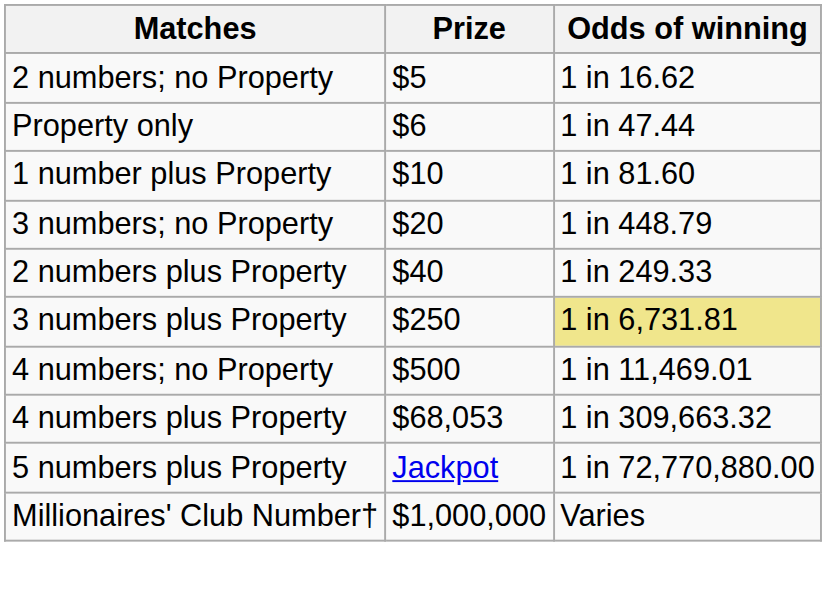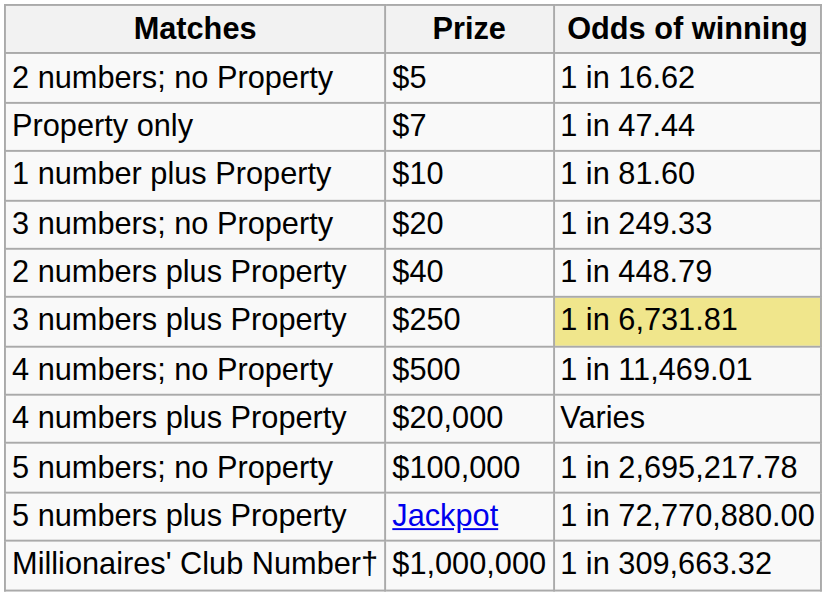(409, 126) $6 -> (409, 126) $7
(636, 223) 1 in 448.79 -> (636, 223) 1 in 249.33
(636, 272) 1 in 249.33 -> (636, 272) 1 in 448.79
(448, 418) $68,053 -> (448, 418) $20,000
(666, 418) 1 in 309,663.32 -> (603, 418) Varies
+ row: (173, 467)
(603, 516) Varies -> (666, 564) 1 in 309,663.32
